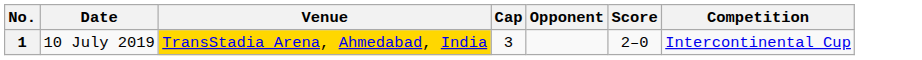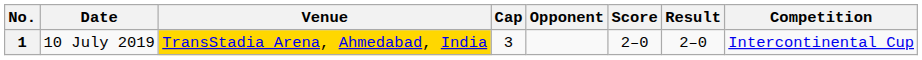+ column: (693, 17)
